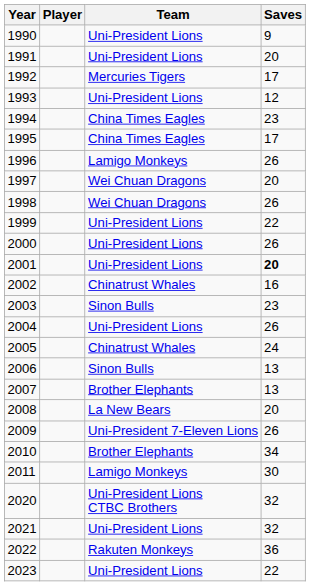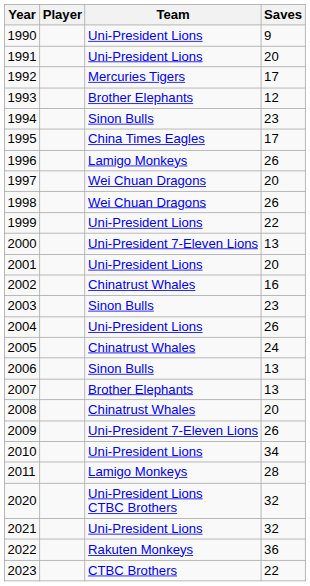(145, 98) Uni-President Lions -> (141, 98) Brother Elephants
(146, 118) China Times Eagles -> (121, 118) Sinon Bulls
(145, 243) Uni-President Lions -> (173, 243) Uni-President 7-Eleven Lions
(271, 243) 26 -> (271, 243) 13
(271, 264) bold -> (271, 264) normal
(129, 410) La New Bears -> (142, 410) Chinatrust Whales
(141, 451) Brother Elephants -> (145, 451) Uni-President Lions
(271, 472) 30 -> (271, 472) 28
(145, 570) Uni-President Lions -> (133, 570) CTBC Brothers
